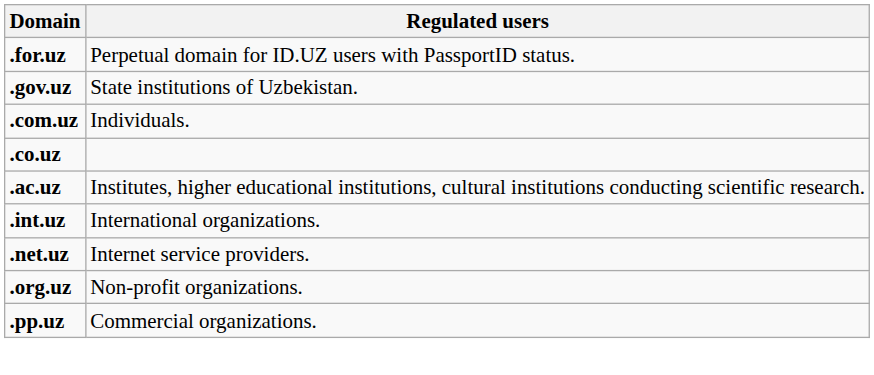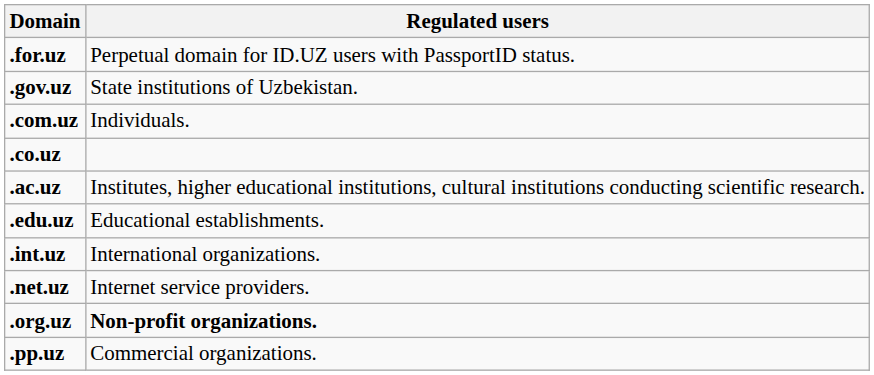+ row: (42, 220)
(197, 287) normal -> (204, 320) bold
